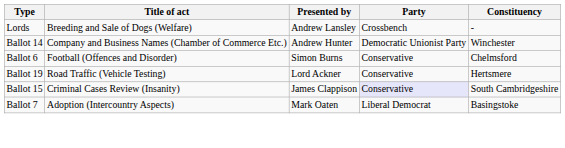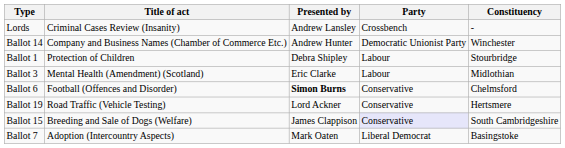(119, 27) Breeding and Sale of Dogs (Welfare) -> (113, 27) Criminal Cases Review (Insanity)
+ row: (22, 58)
+ row: (22, 74)
(317, 58) normal -> (318, 89) bold
(113, 89) Criminal Cases Review (Insanity) -> (119, 120) Breeding and Sale of Dogs (Welfare)
